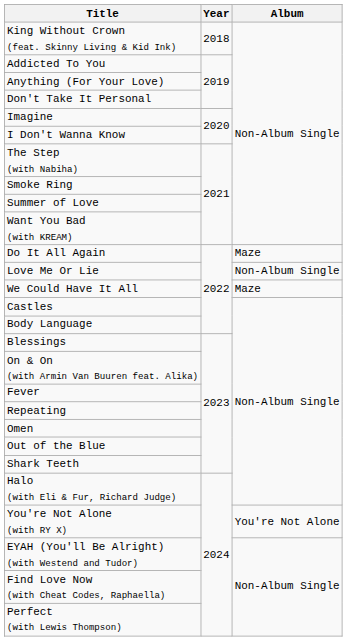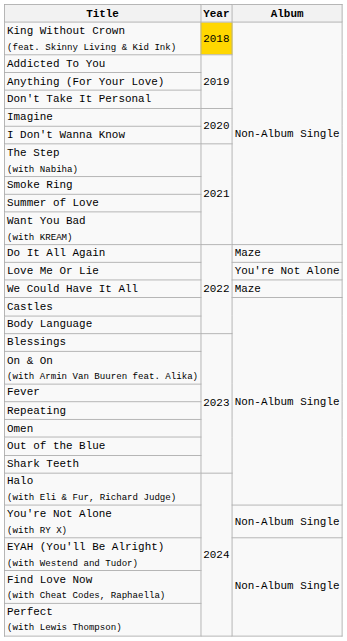(216, 39) no background -> (216, 39) gold background
(287, 271) Non-Album Single -> (287, 271) You're Not Alone
(287, 522) You're Not Alone -> (287, 522) Non-Album Single
